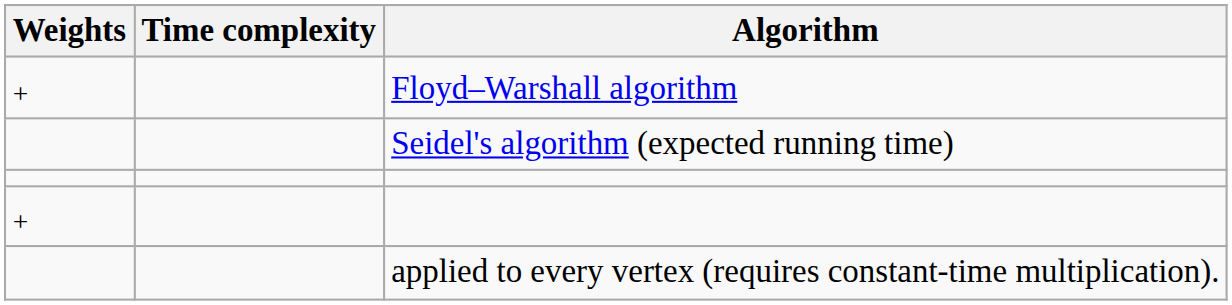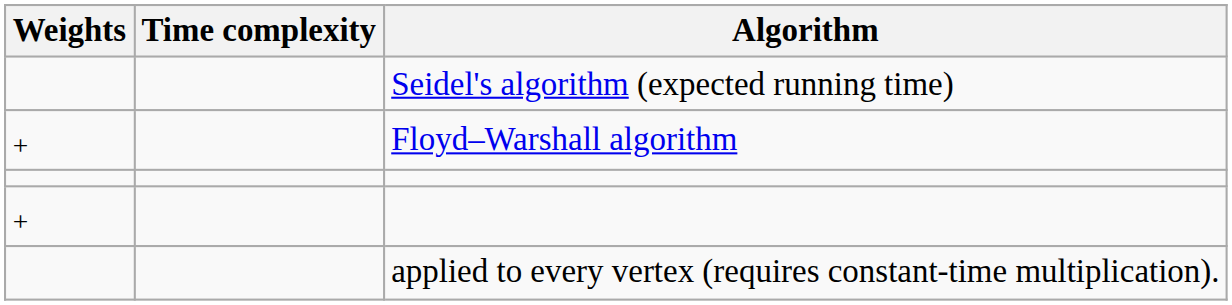rows swapped: (20, 93) <-> (69, 144)
